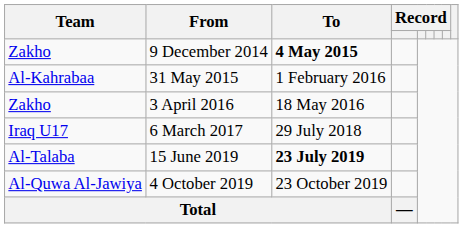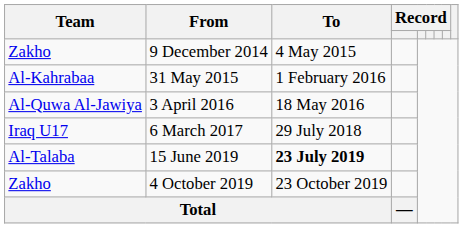(317, 51) bold -> (316, 51) normal
(30, 104) Zakho -> (75, 104) Al-Quwa Al-Jawiya
(75, 183) Al-Quwa Al-Jawiya -> (30, 183) Zakho
